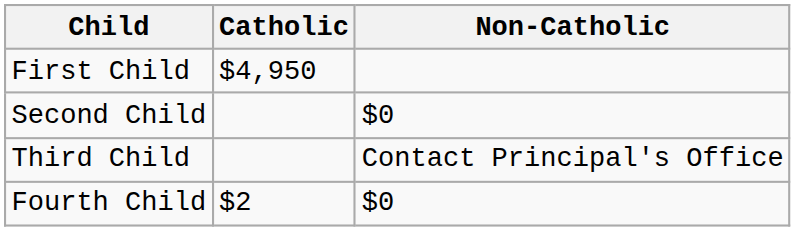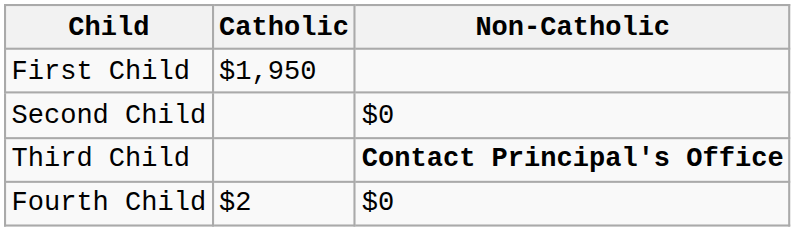(268, 71) $4,950 -> (268, 71) $1,950
(573, 159) normal -> (573, 159) bold
